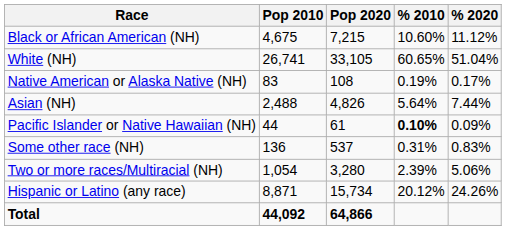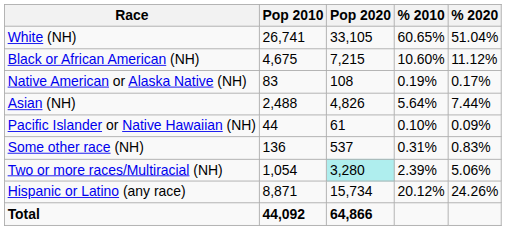rows swapped: (42, 59) <-> (104, 37)
(417, 125) bold -> (417, 125) normal
(347, 170) no background -> (347, 170) paleturquoise background
